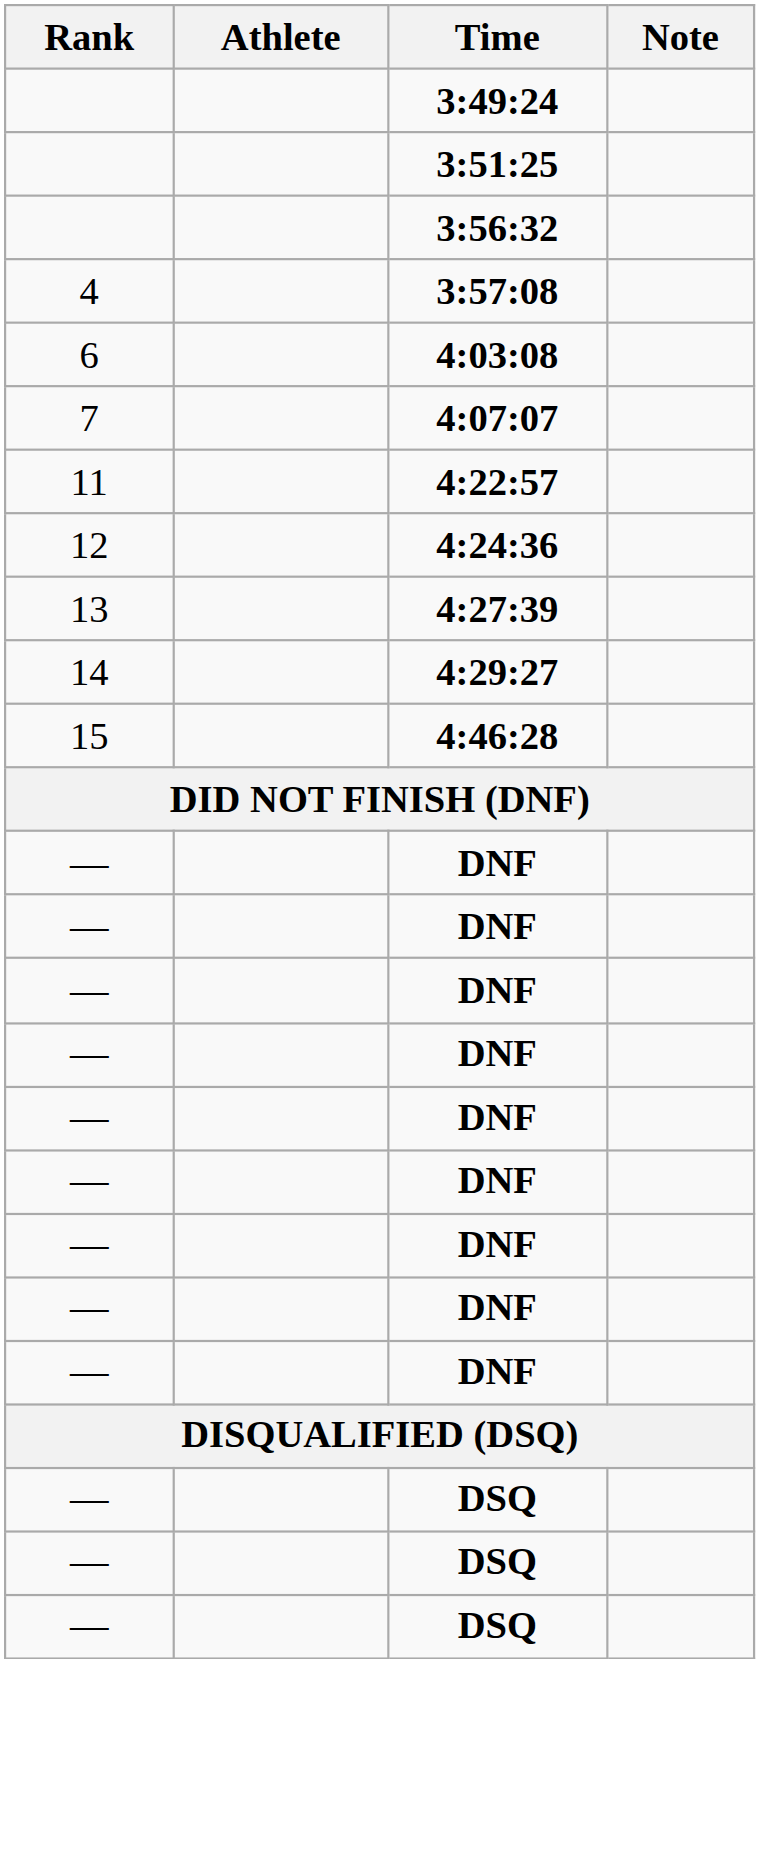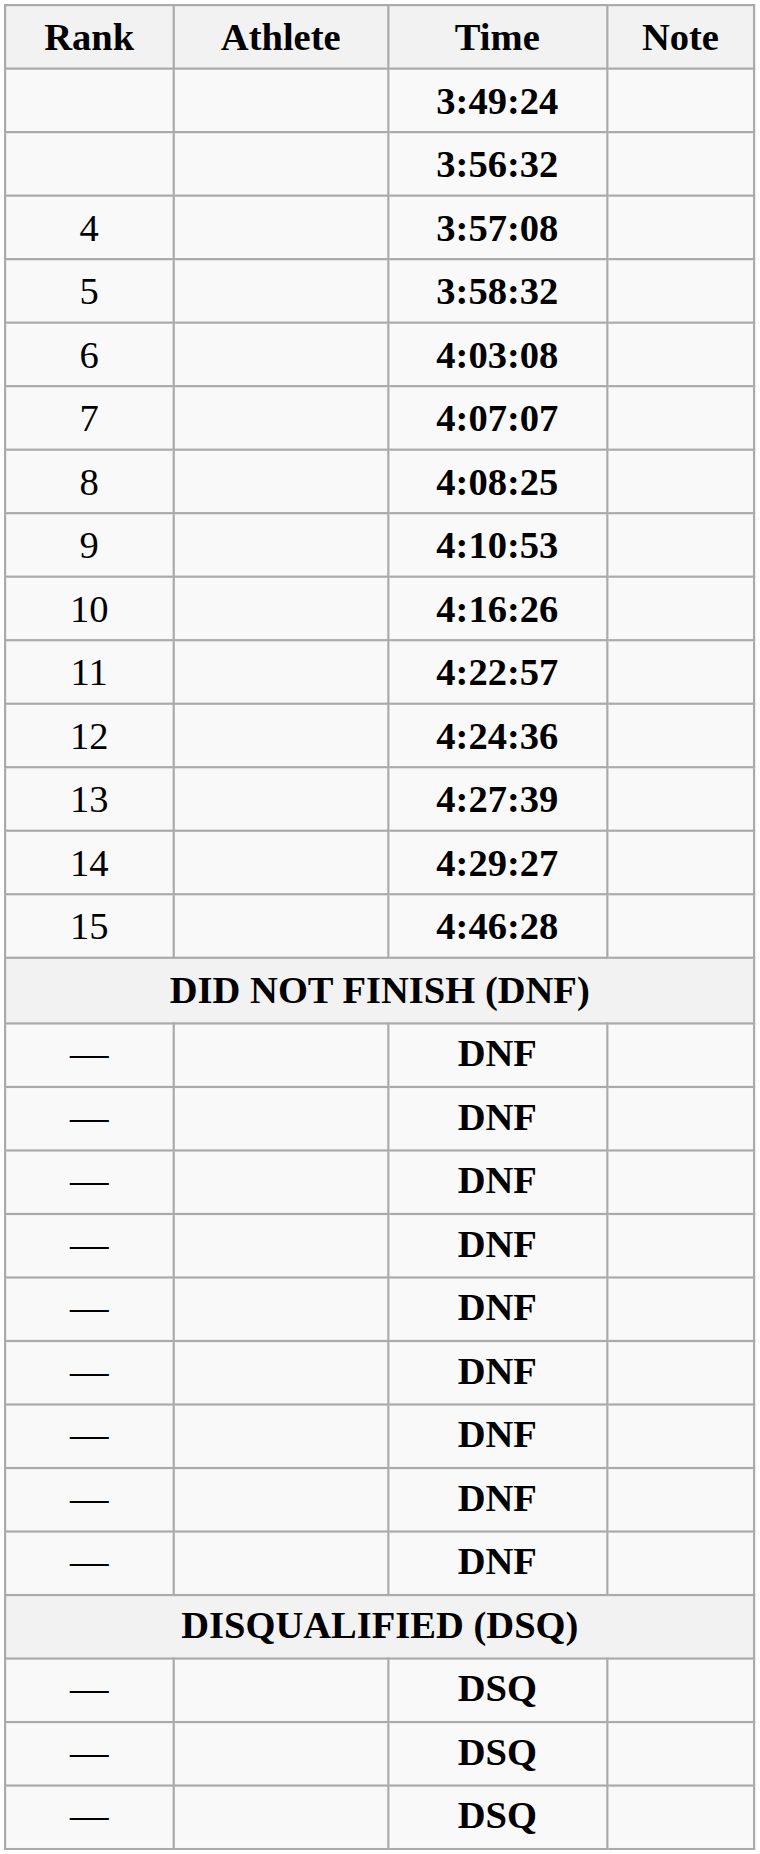- row: (89, 164)
+ row: (89, 290)
+ row: (89, 480)
+ row: (89, 544)
+ row: (89, 608)
